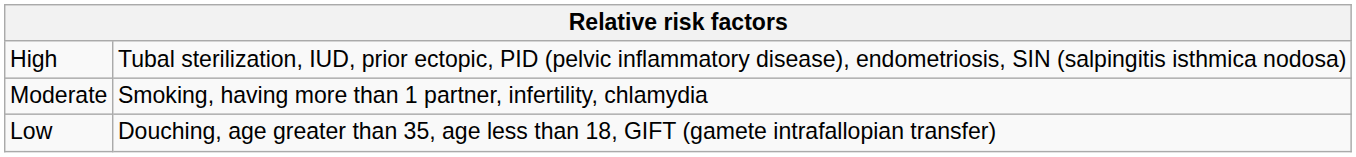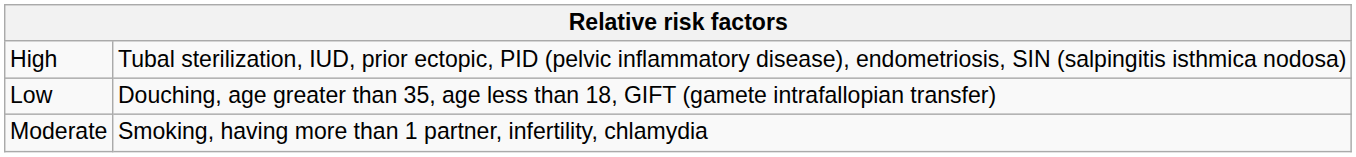rows swapped: (59, 95) <-> (31, 132)
